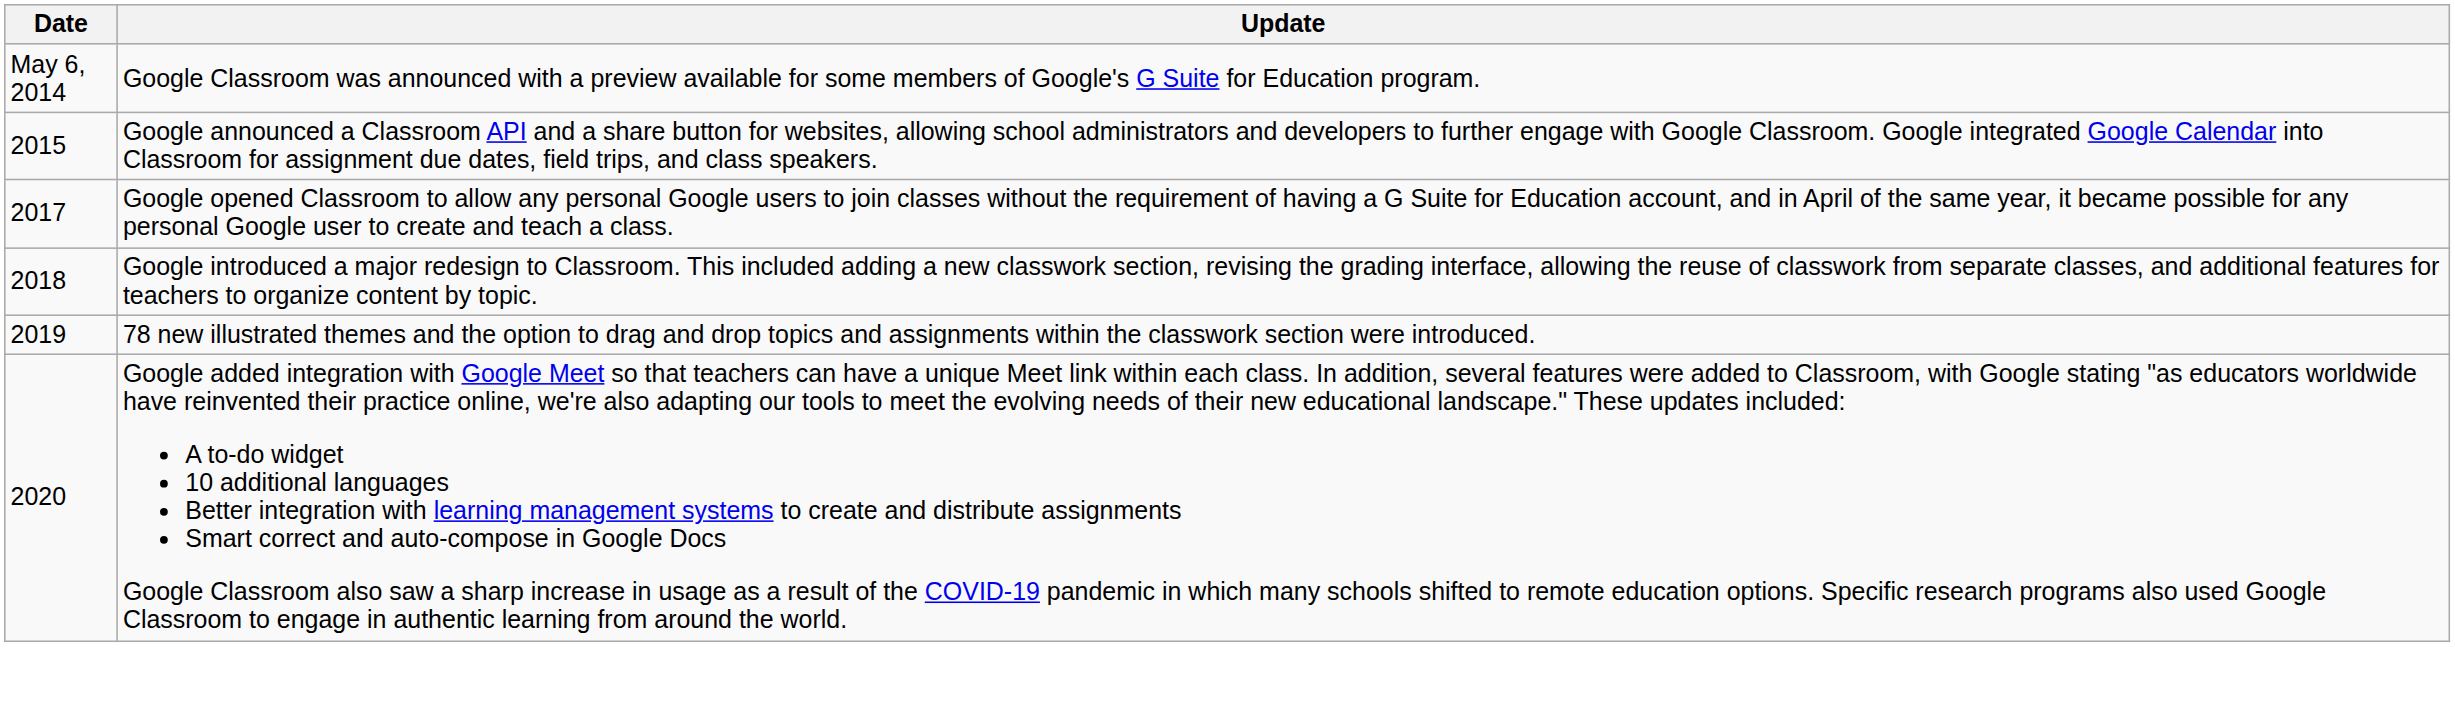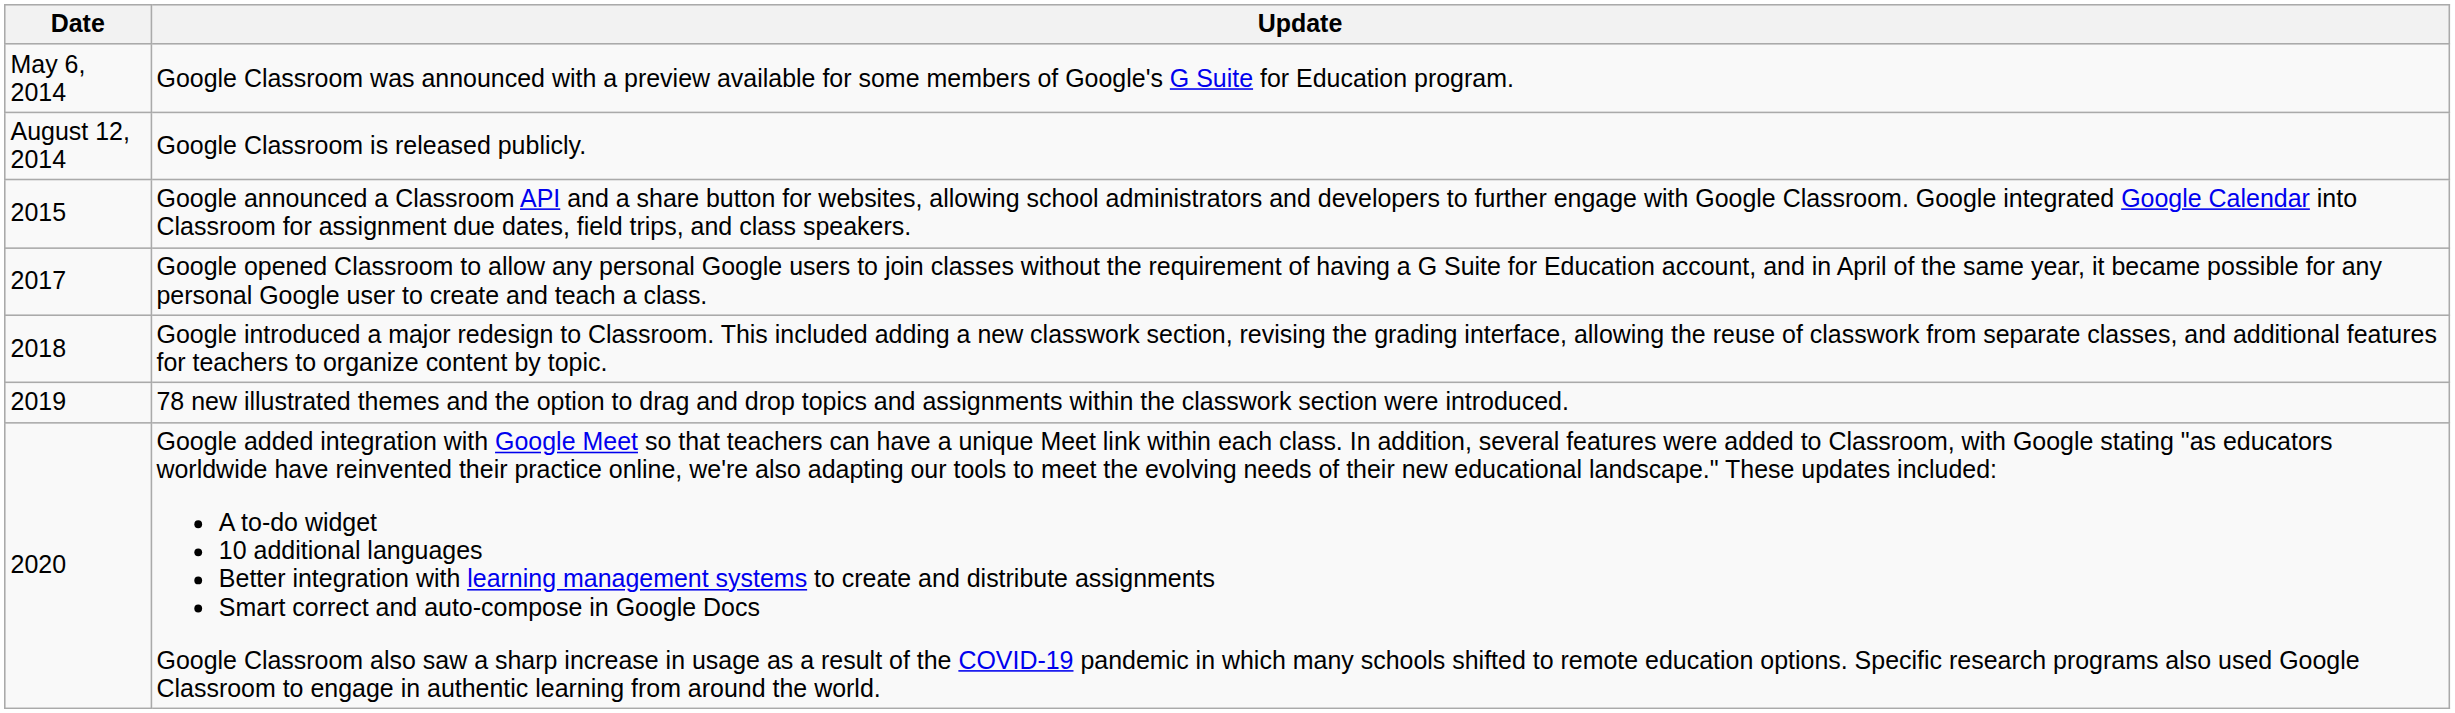+ row: (371, 145)
